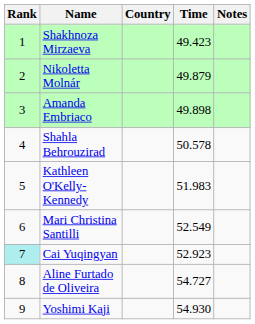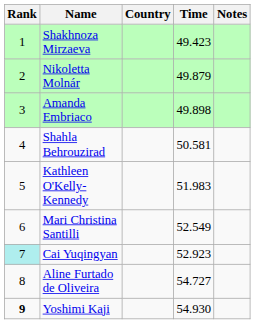(194, 144) 50.578 -> (194, 144) 50.581
(22, 308) normal -> (22, 308) bold
